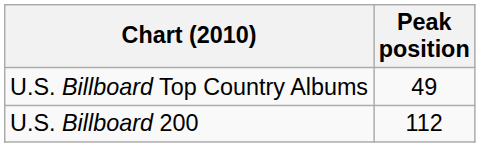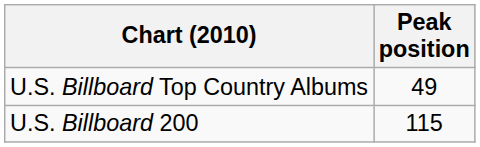(424, 123) 112 -> (424, 123) 115
